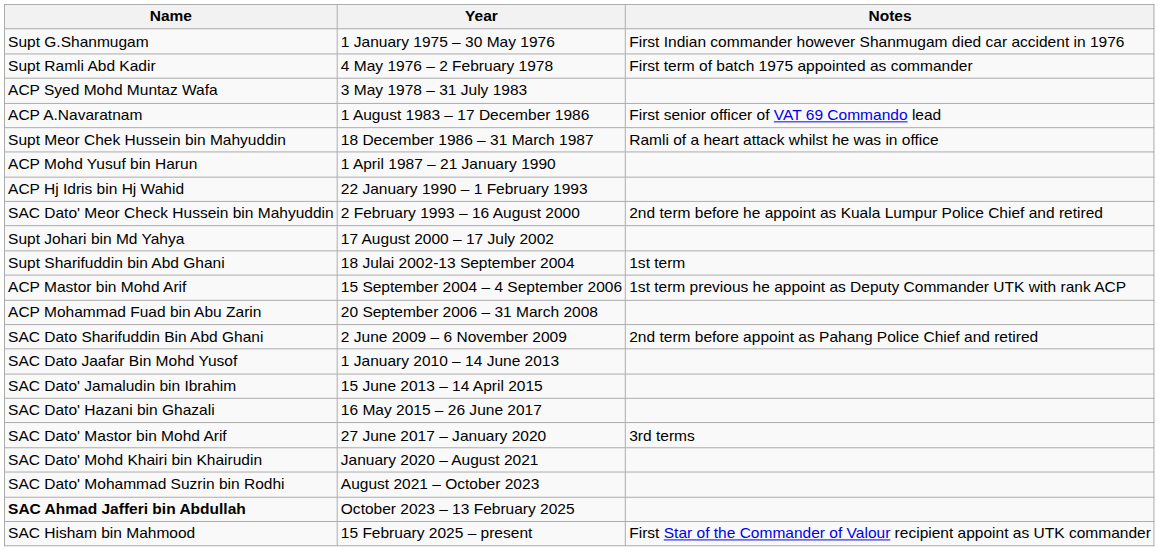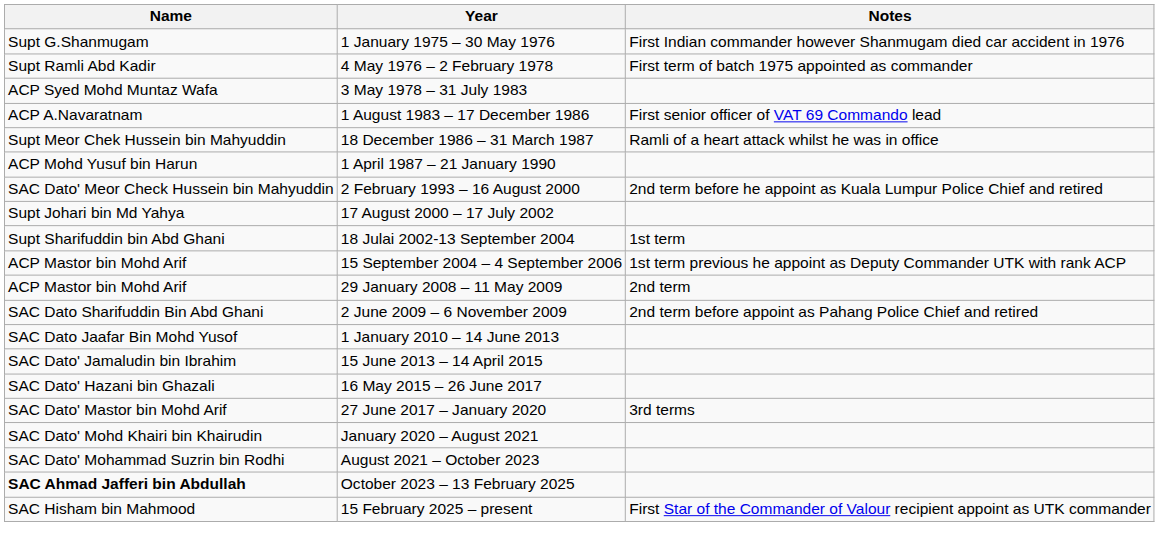- row: (464, 189)
- row: (469, 312)
+ row: (452, 287)
